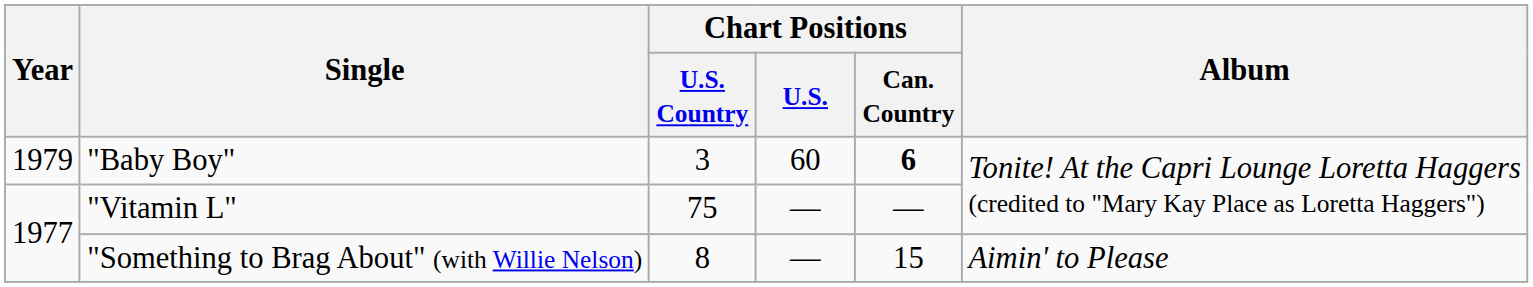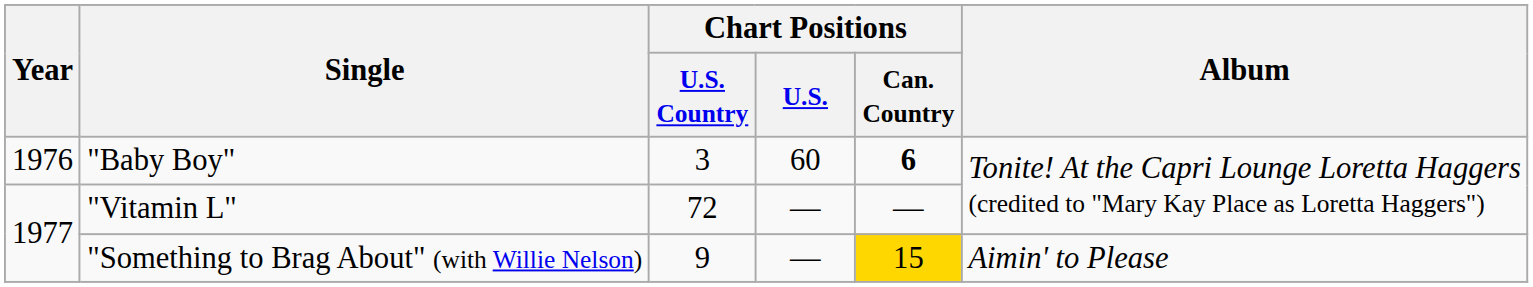(43, 160) 1979 -> (43, 160) 1976
(702, 208) 75 -> (702, 208) 72
(702, 256) 8 -> (702, 256) 9
(908, 256) no background -> (908, 256) gold background
